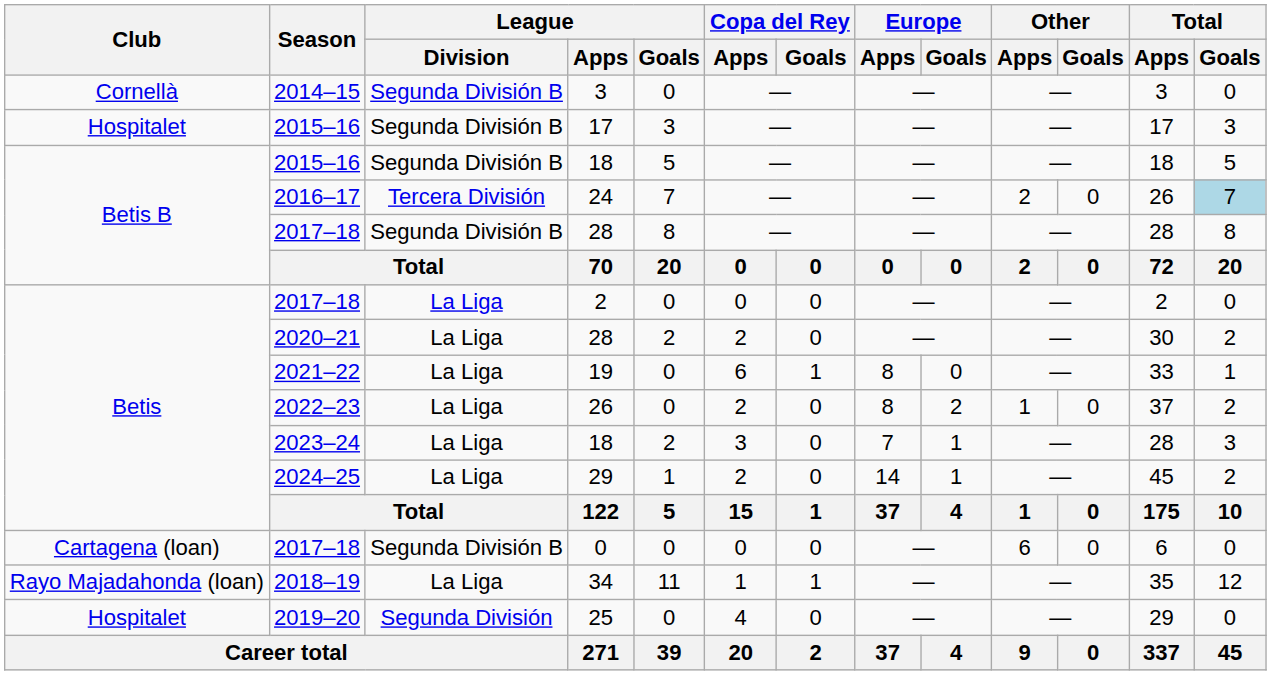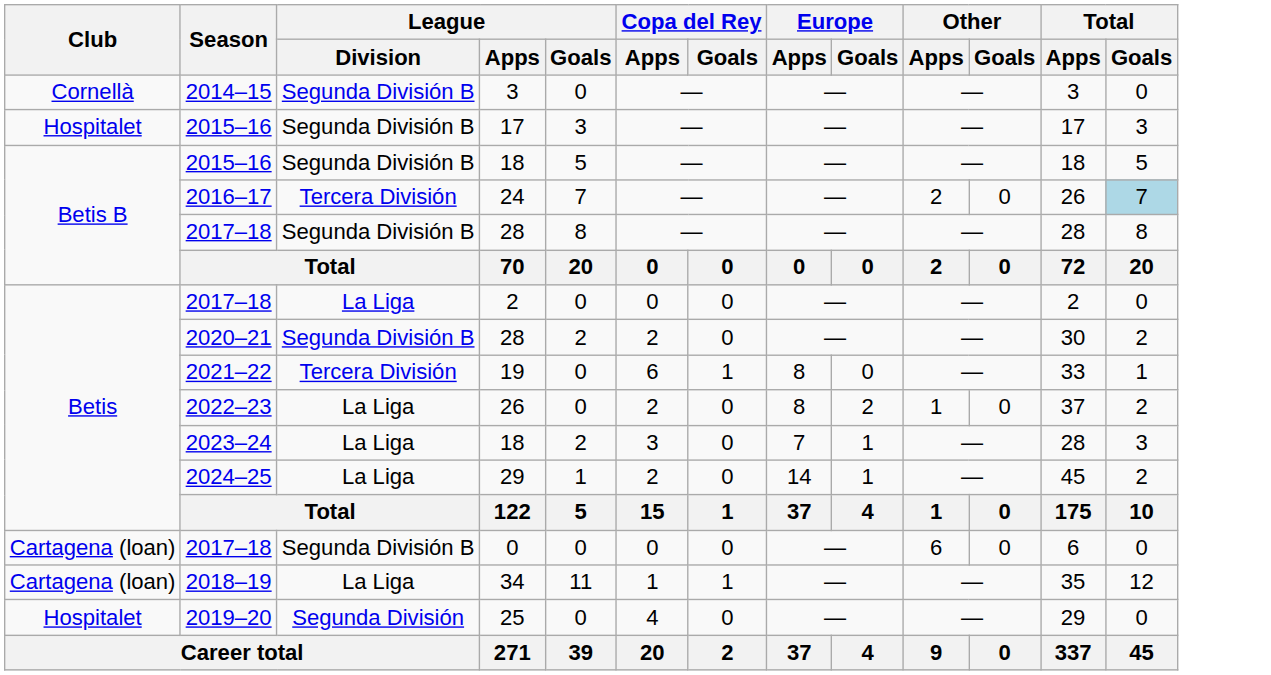(467, 337) La Liga -> (378, 337) Segunda División B
(467, 372) La Liga -> (378, 372) Tercera División
(137, 582) Rayo Majadahonda (loan) -> (93, 582) Cartagena (loan)
